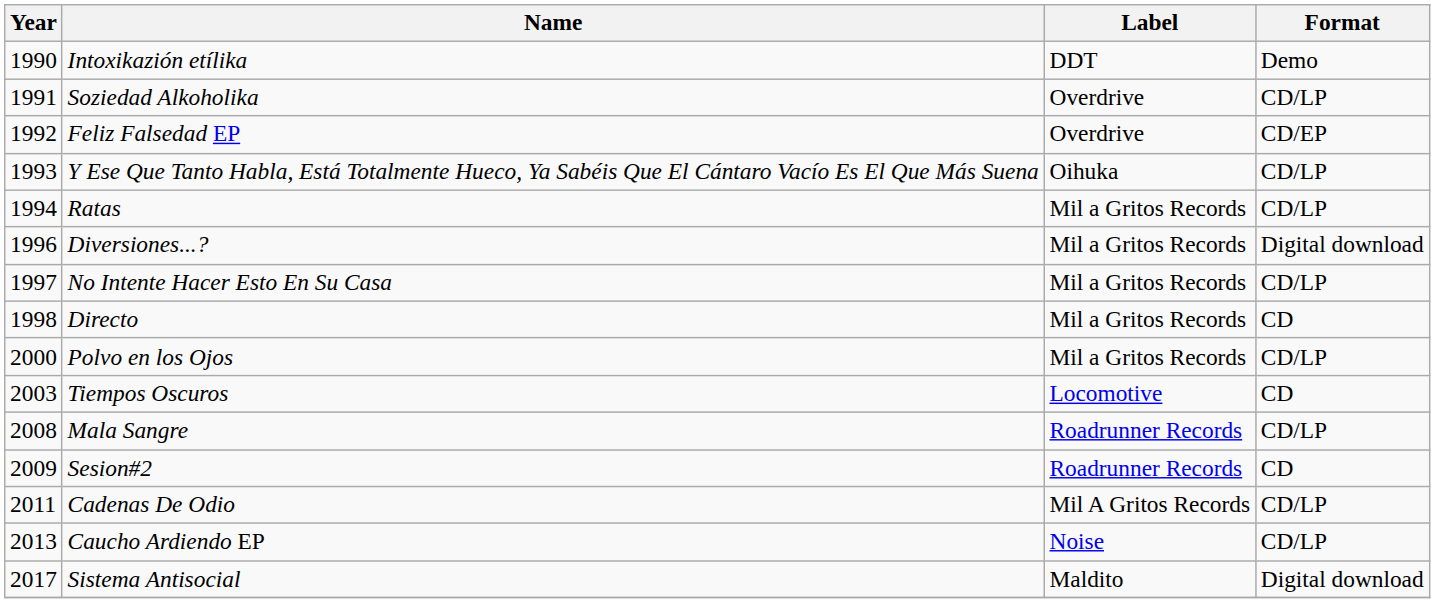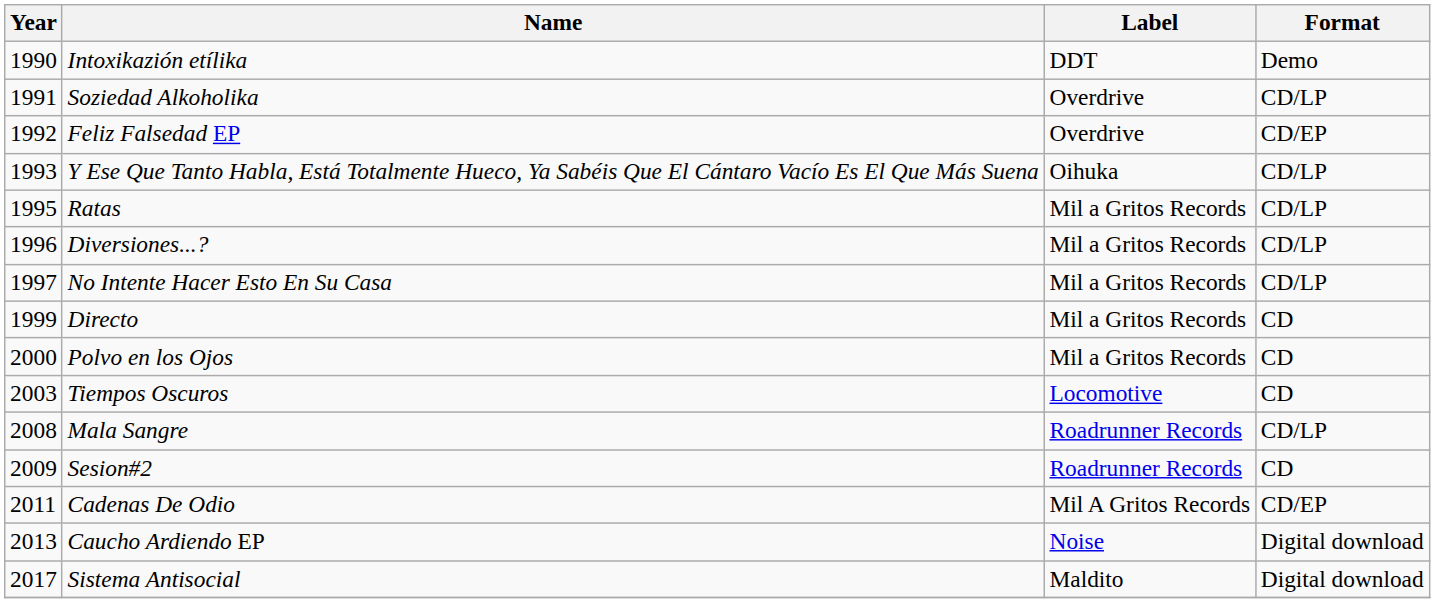(33, 208) 1994 -> (33, 208) 1995
(1342, 245) Digital download -> (1294, 245) CD/LP
(33, 319) 1998 -> (33, 319) 1999
(1294, 356) CD/LP -> (1277, 356) CD
(1294, 504) CD/LP -> (1294, 504) CD/EP
(1294, 541) CD/LP -> (1342, 541) Digital download
